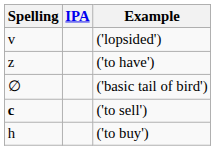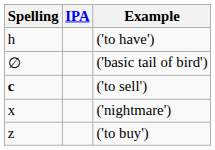- row: (129, 39)
(11, 62) z -> (12, 39) h
+ row: (134, 110)
(12, 133) h -> (11, 133) z
